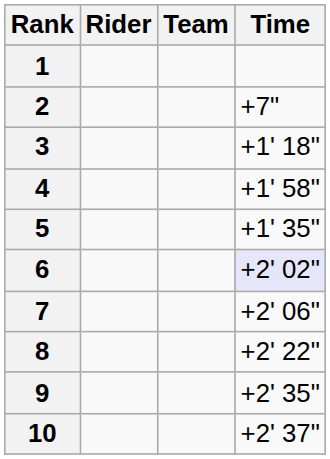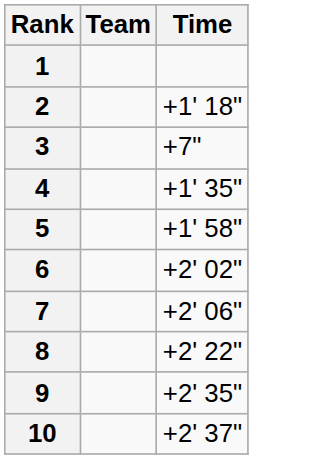- column: (119, 24)
(260, 106) +7" -> (202, 106) +1' 18"
(280, 147) +1' 18" -> (182, 147) +7"
(280, 188) +1' 58" -> (202, 188) +1' 35"
(280, 229) +1' 35" -> (202, 229) +1' 58"
(280, 270) lavender background -> (202, 270) no background
